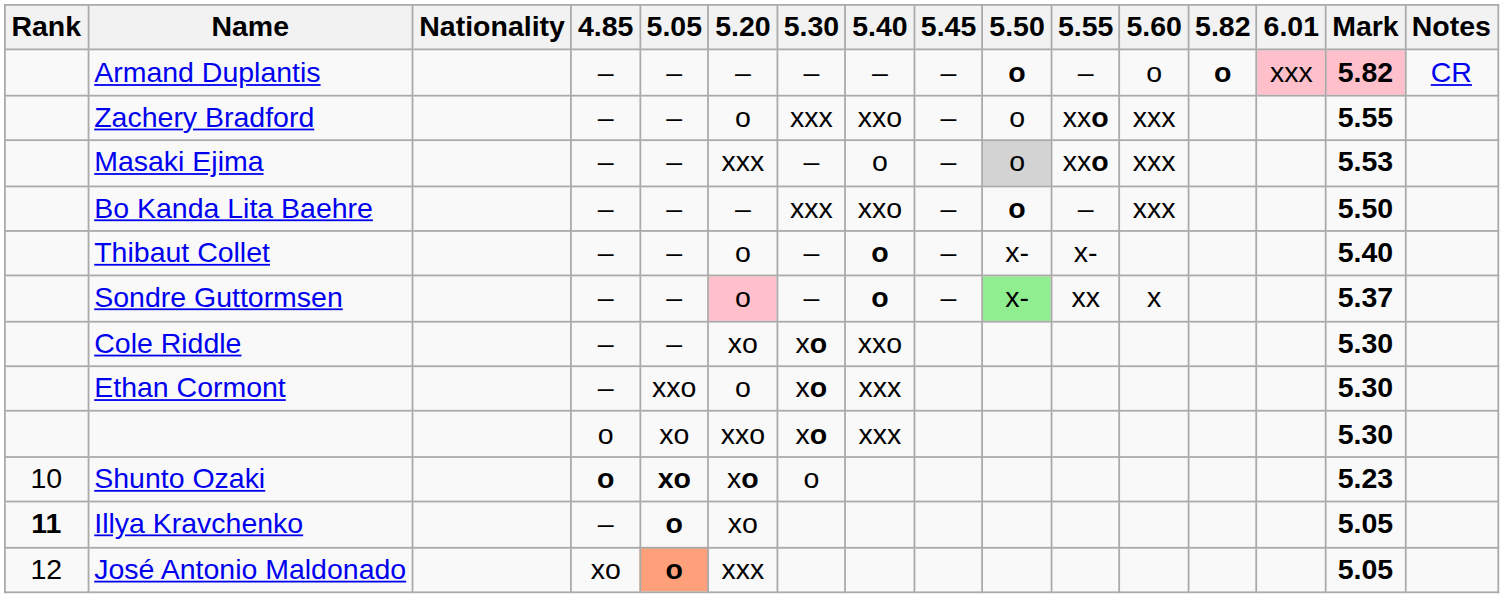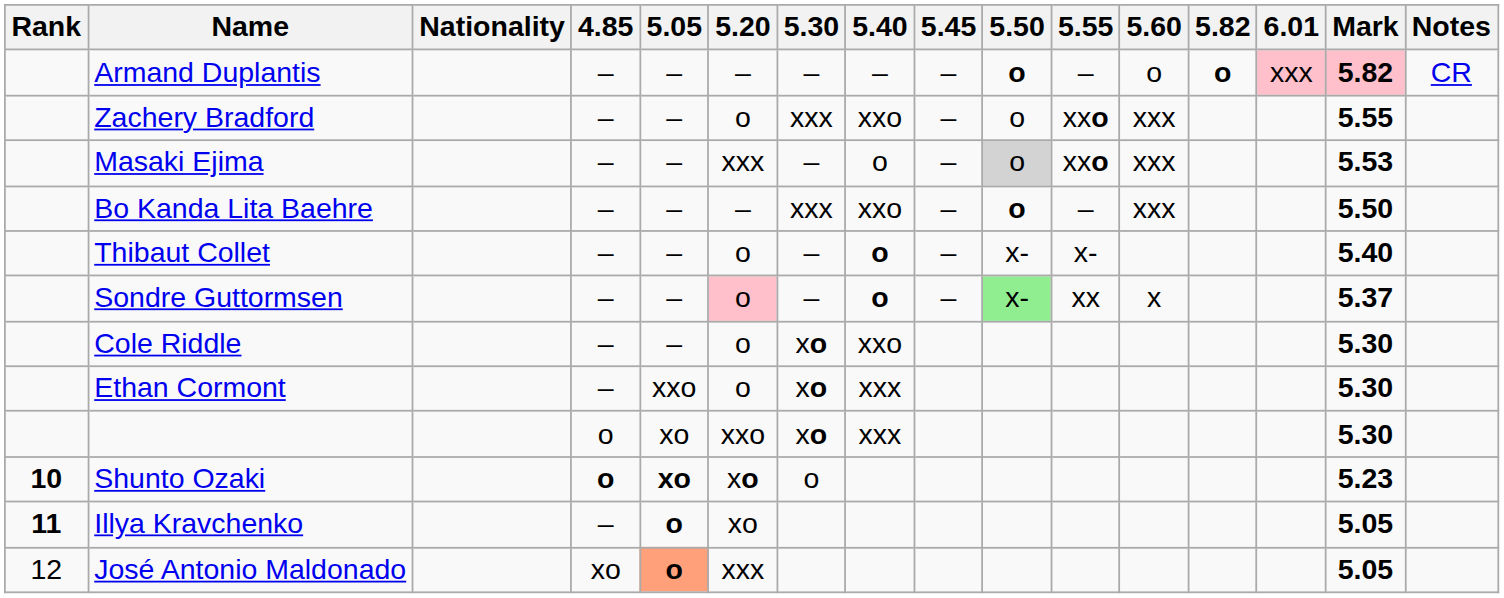(743, 343) xo -> (743, 343) o
(46, 478) normal -> (46, 478) bold
